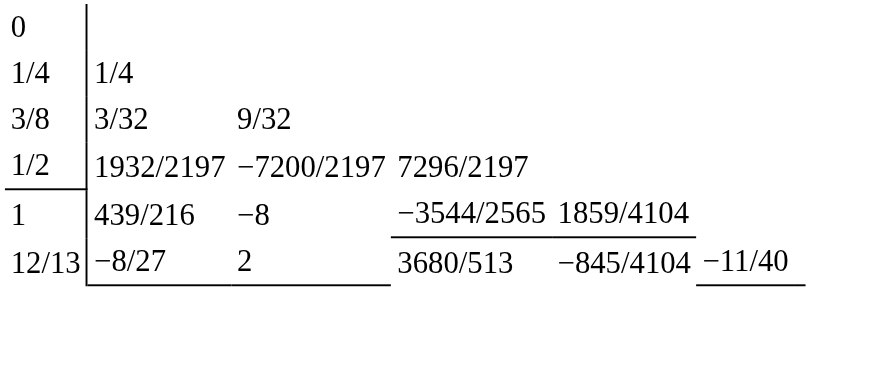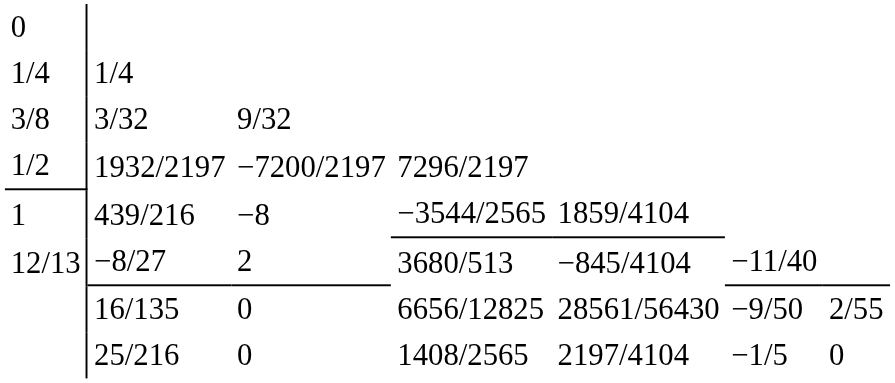+ row: (137, 308)
+ row: (137, 354)
